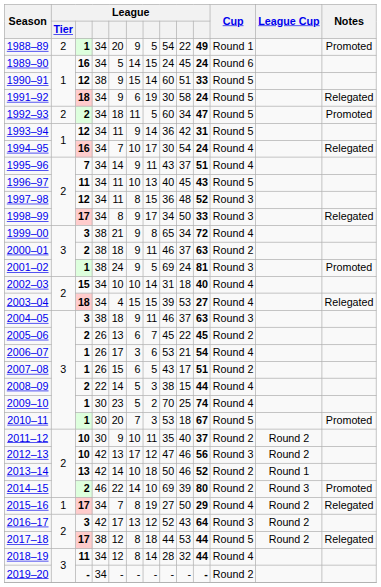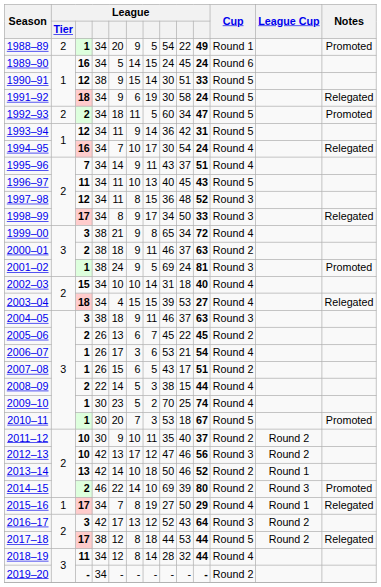(168, 81) 60 -> (168, 81) 30
(289, 506) Round 2 -> (289, 506) Round 1
